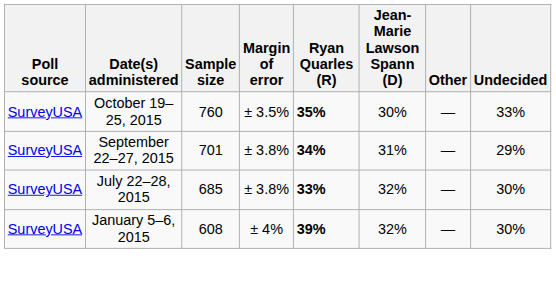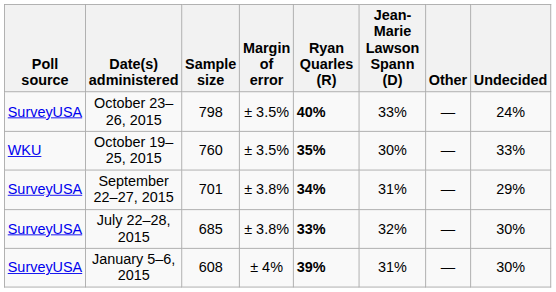+ row: (134, 111)
(45, 111) SurveyUSA -> (25, 150) WKU
(392, 228) 32% -> (392, 267) 31%
